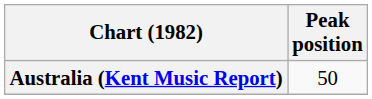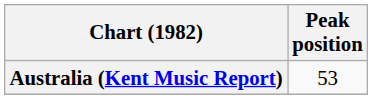(328, 77) 50 -> (328, 77) 53
